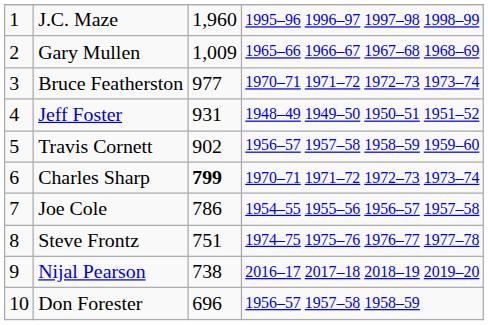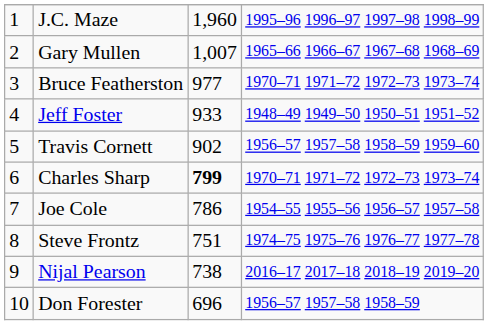(215, 51) 1,009 -> (215, 51) 1,007
(207, 114) 931 -> (207, 114) 933
